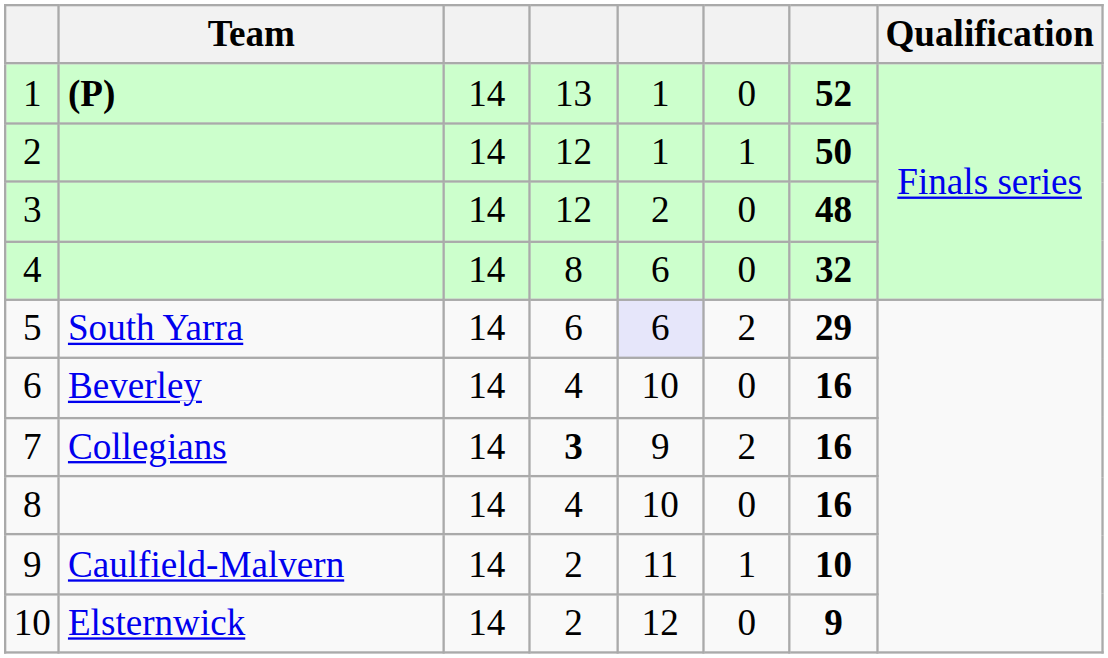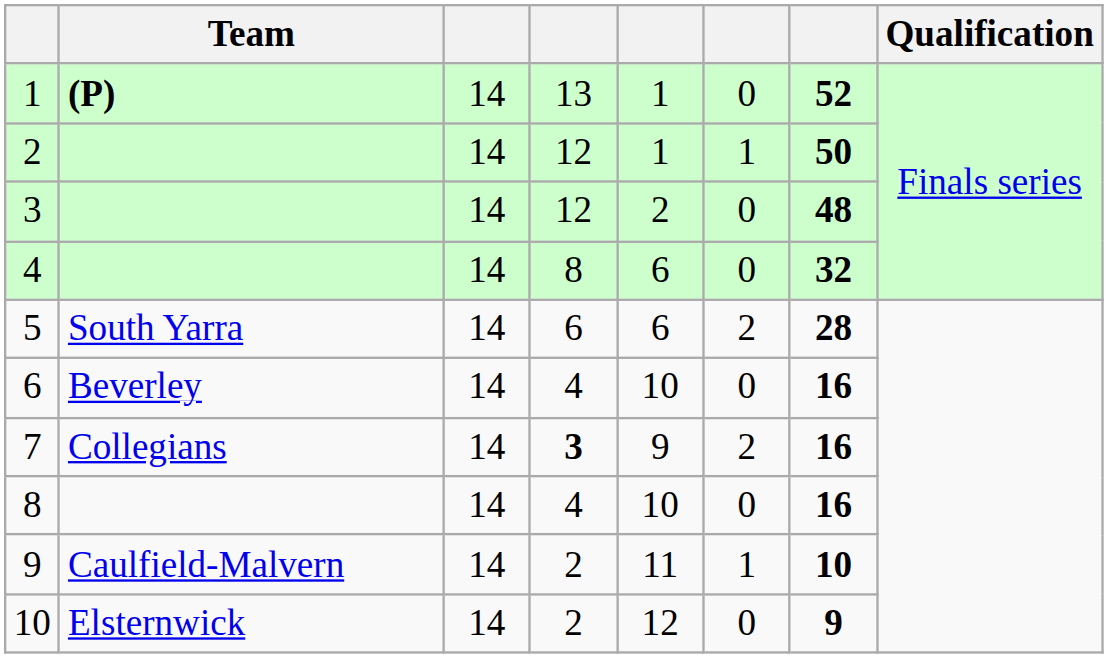(660, 328) lavender background -> (660, 328) no background
(834, 328) 29 -> (834, 328) 28
